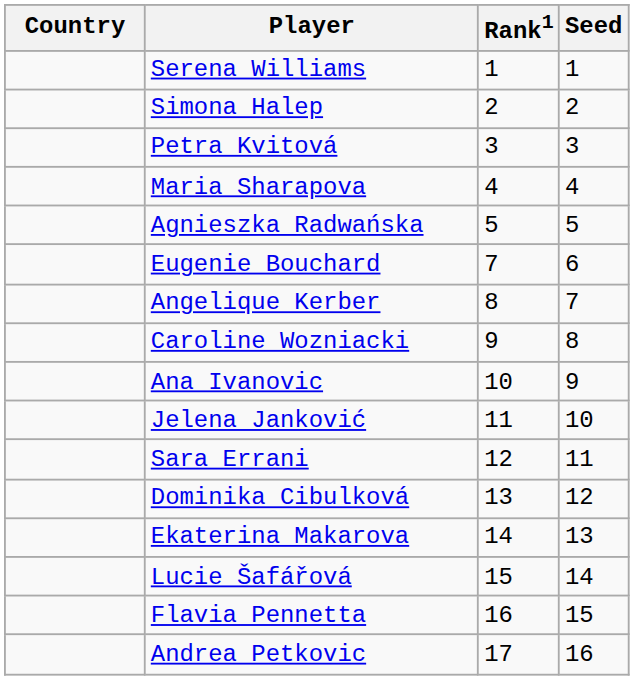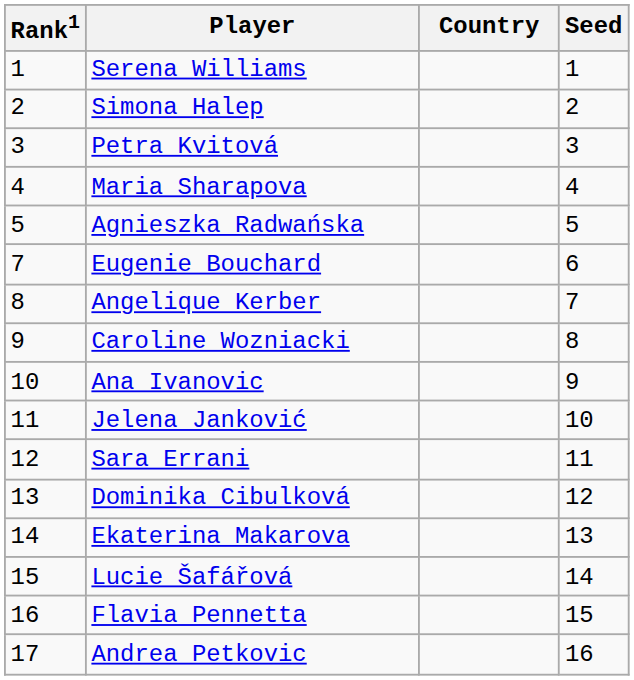columns swapped: (75, 27) <-> (519, 27)
